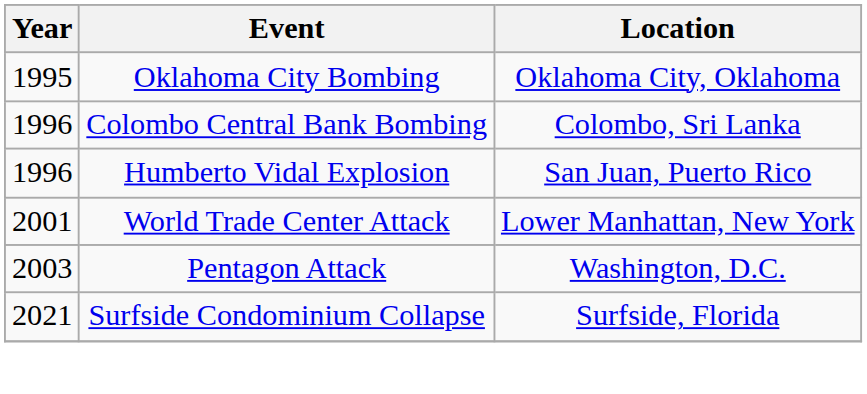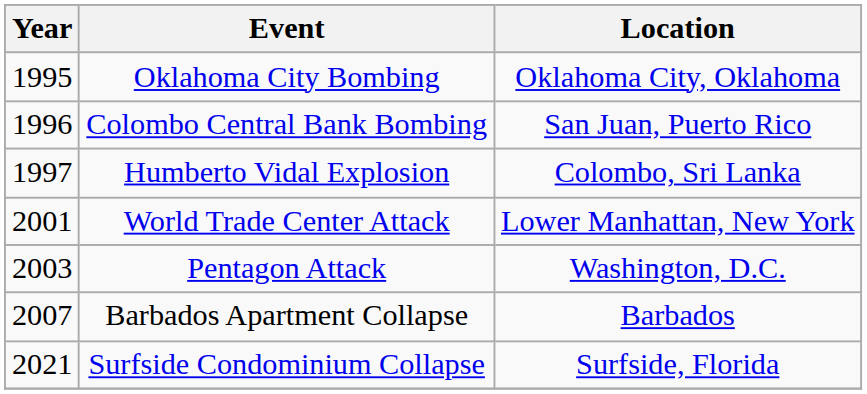(678, 124) Colombo, Sri Lanka -> (678, 124) San Juan, Puerto Rico
(42, 172) 1996 -> (42, 172) 1997
(678, 172) San Juan, Puerto Rico -> (678, 172) Colombo, Sri Lanka
+ row: (287, 316)
